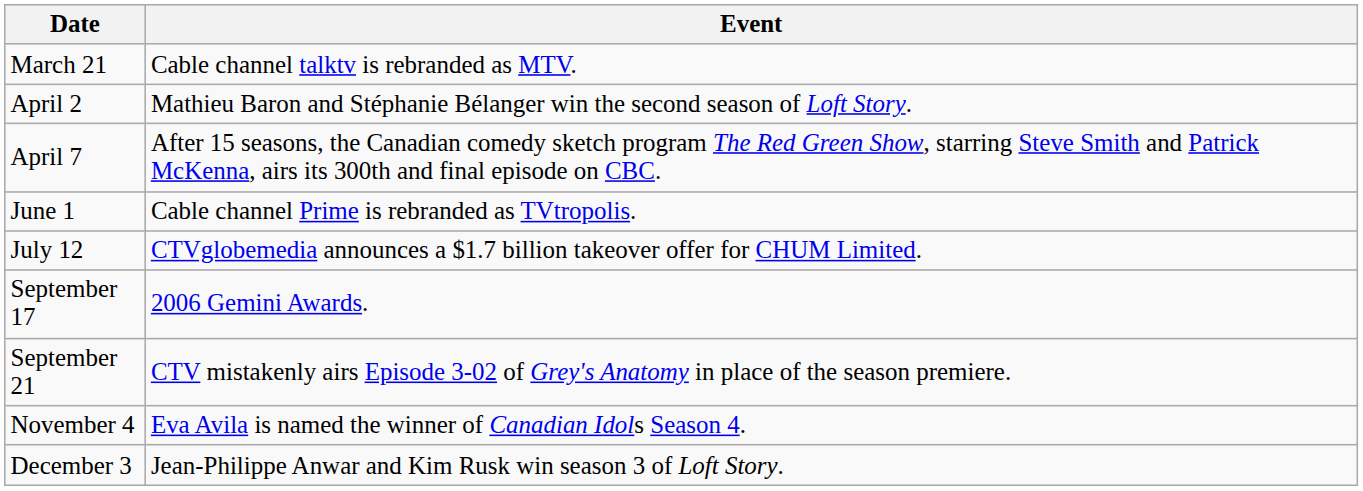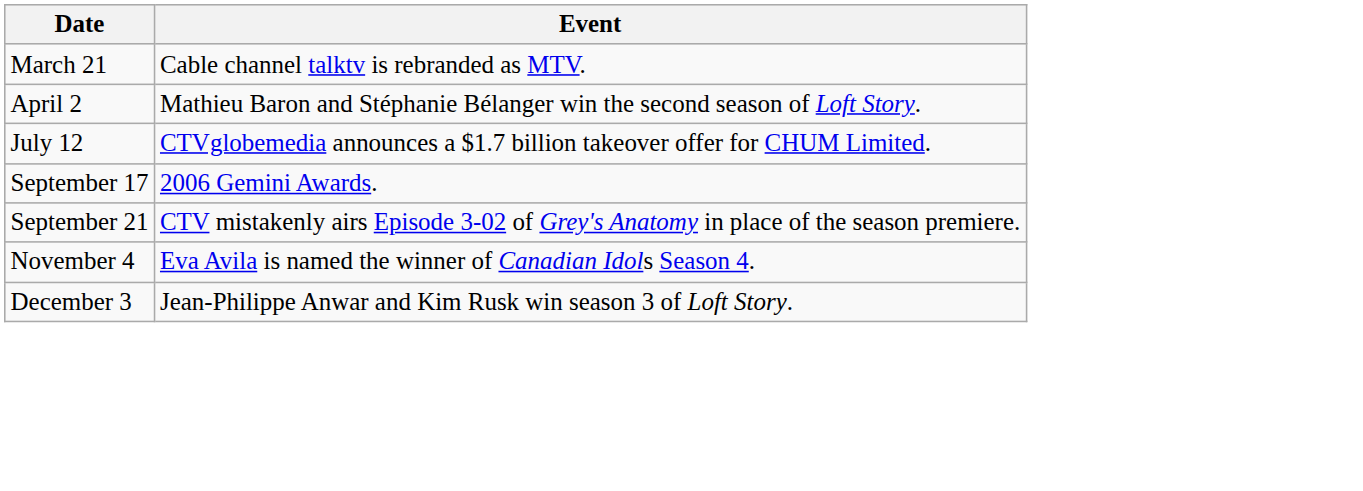- row: (46, 157)
- row: (43, 210)
